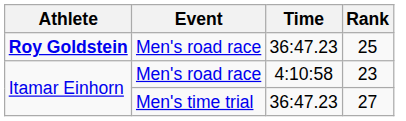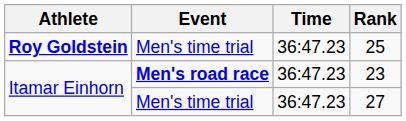(199, 47) Men's road race -> (195, 47) Men's time trial
(199, 74) normal -> (202, 74) bold
(304, 74) 4:10:58 -> (311, 74) 36:47.23
